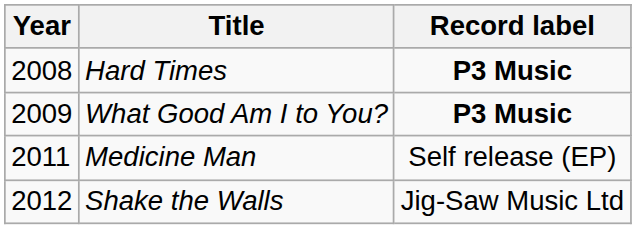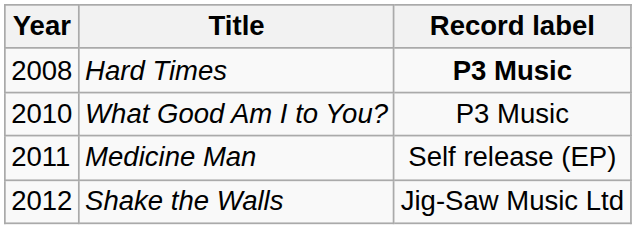(42, 113) 2009 -> (42, 113) 2010
(512, 113) bold -> (512, 113) normal
